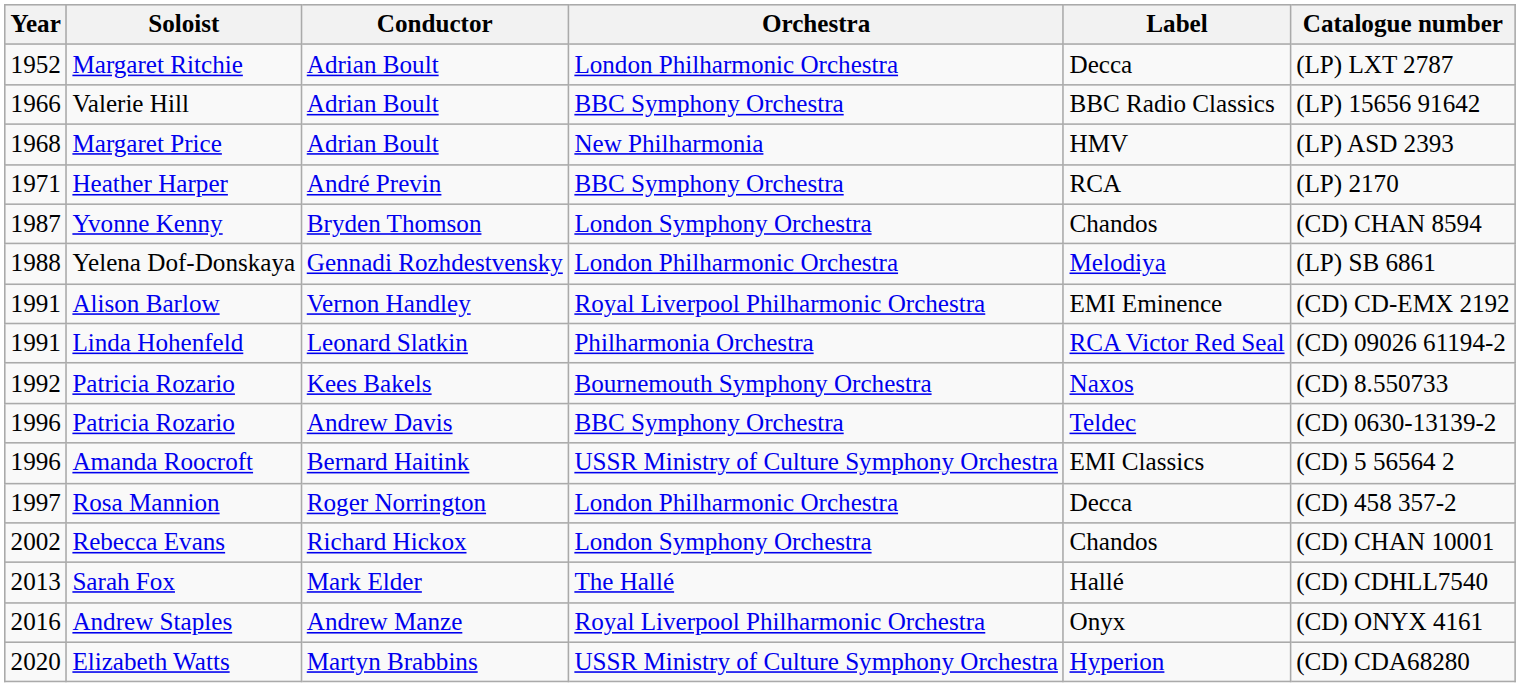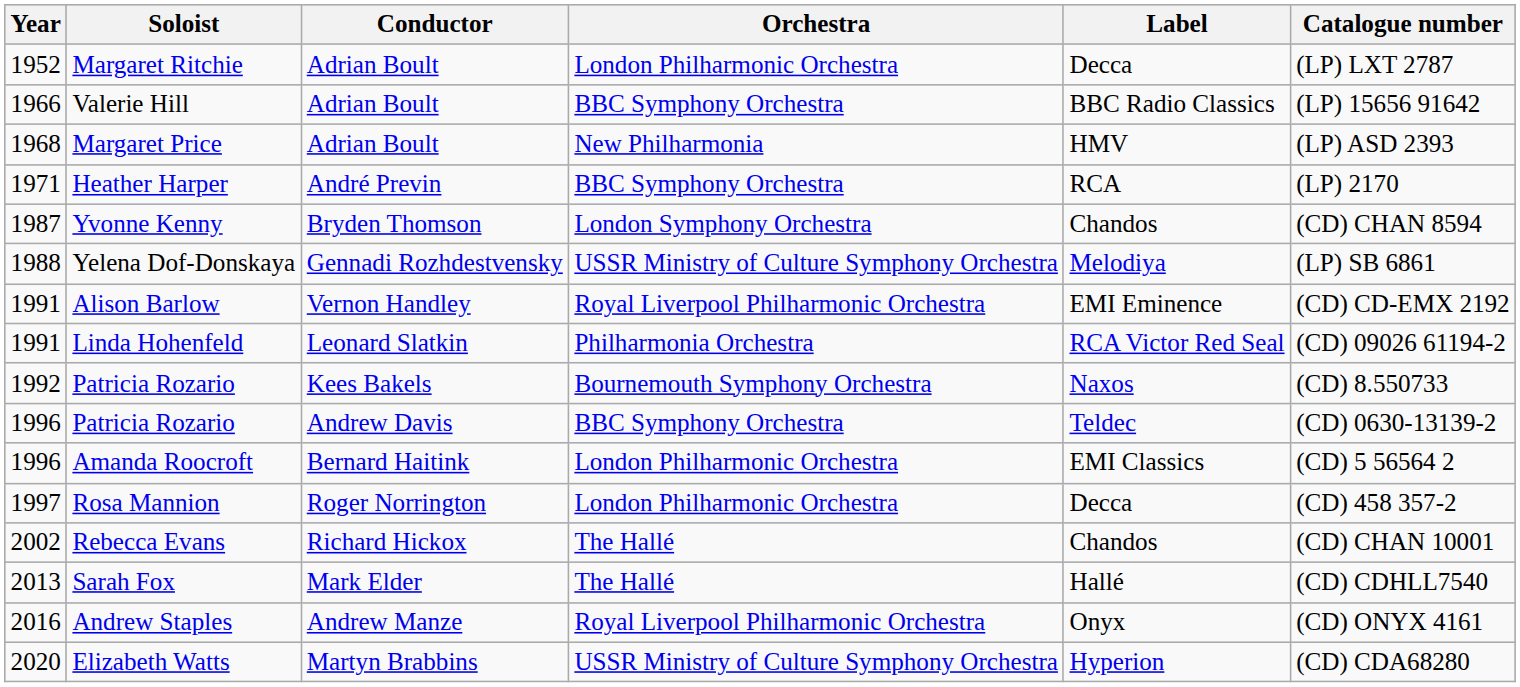(736, 263) London Philharmonic Orchestra -> (816, 263) USSR Ministry of Culture Symphony Orchestra
(816, 462) USSR Ministry of Culture Symphony Orchestra -> (736, 462) London Philharmonic Orchestra
(723, 542) London Symphony Orchestra -> (624, 542) The Hallé
